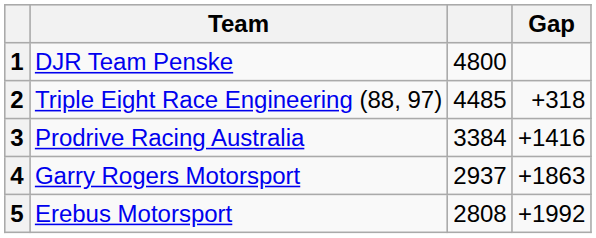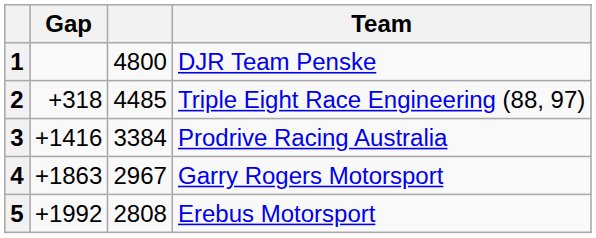columns swapped: (239, 24) <-> (552, 24)
(480, 176) 2937 -> (140, 176) 2967
